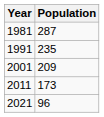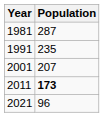(47, 67) 209 -> (47, 67) 207
(47, 85) normal -> (47, 85) bold
